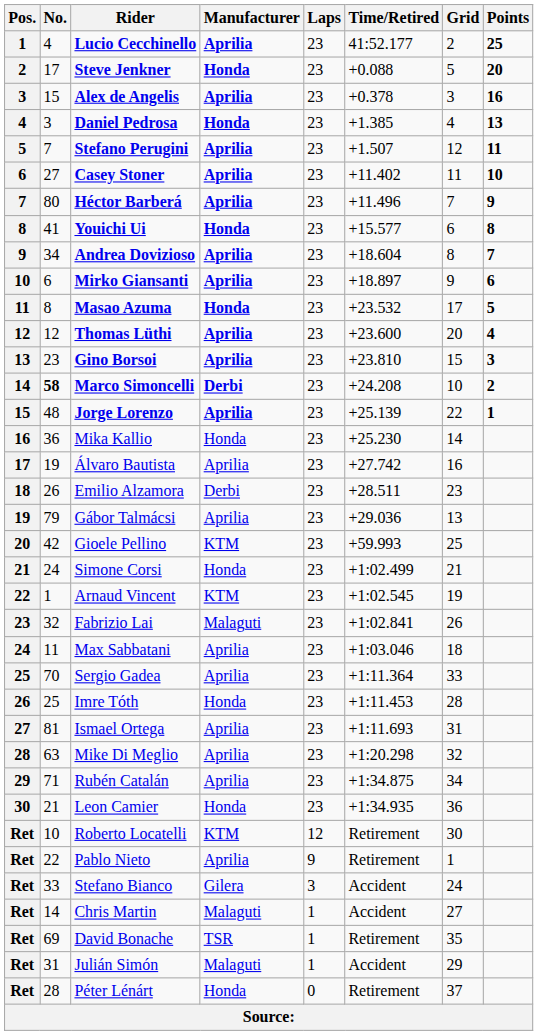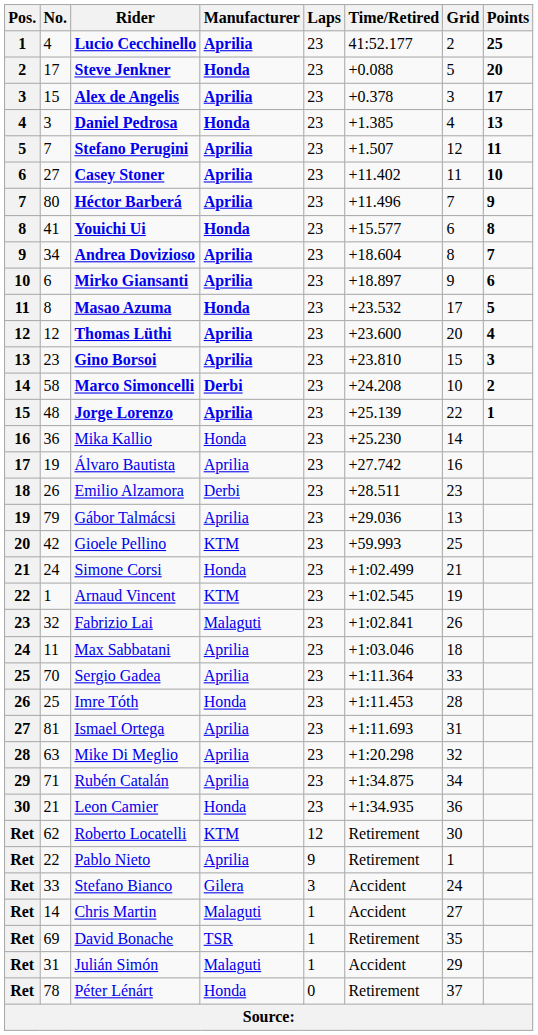(495, 96) 16 -> (495, 96) 17
(52, 386) bold -> (52, 386) normal
(52, 833) 10 -> (52, 833) 62
(52, 991) 28 -> (52, 991) 78
